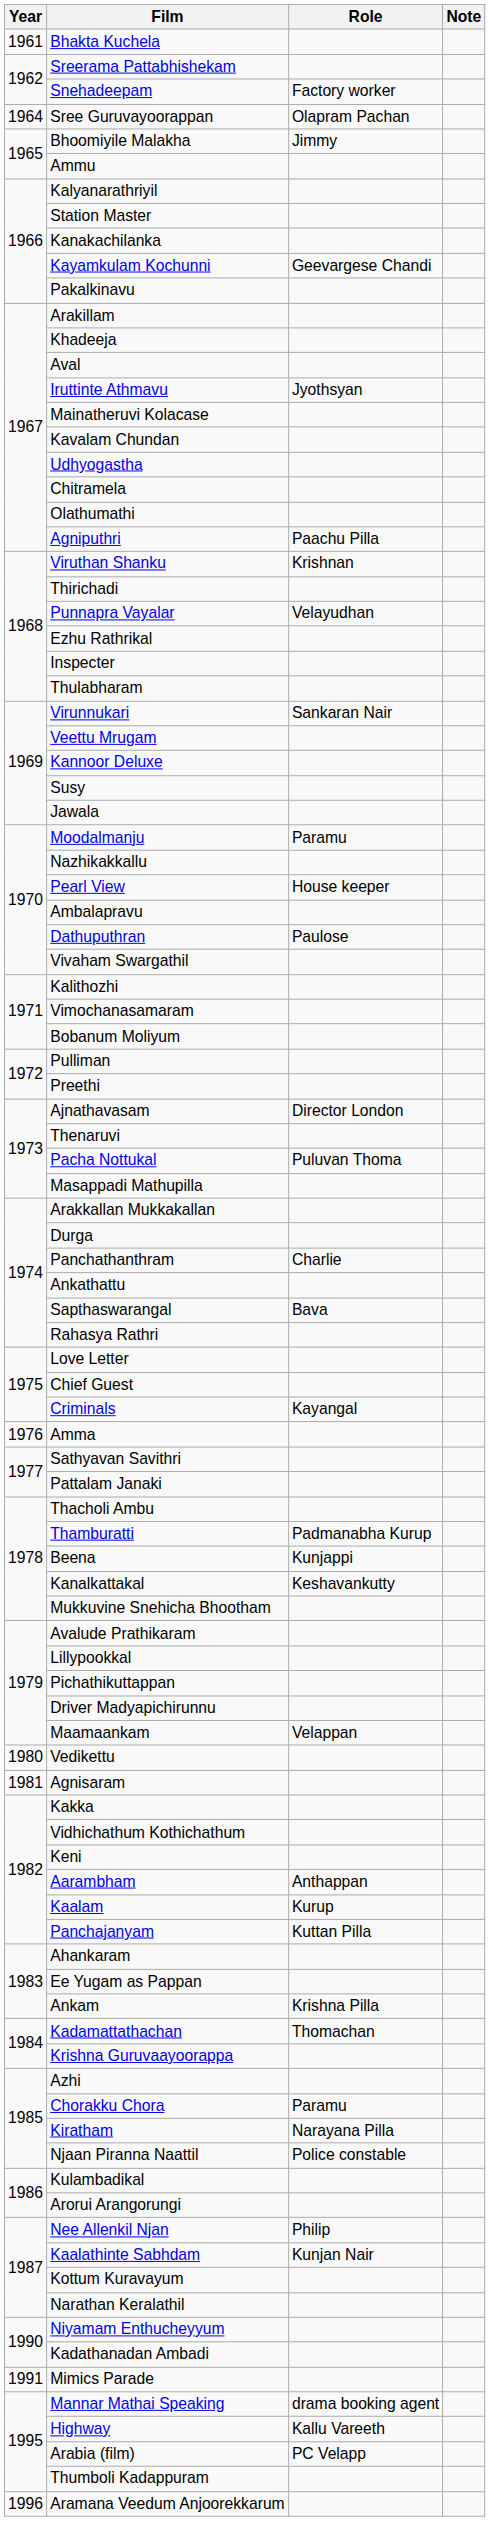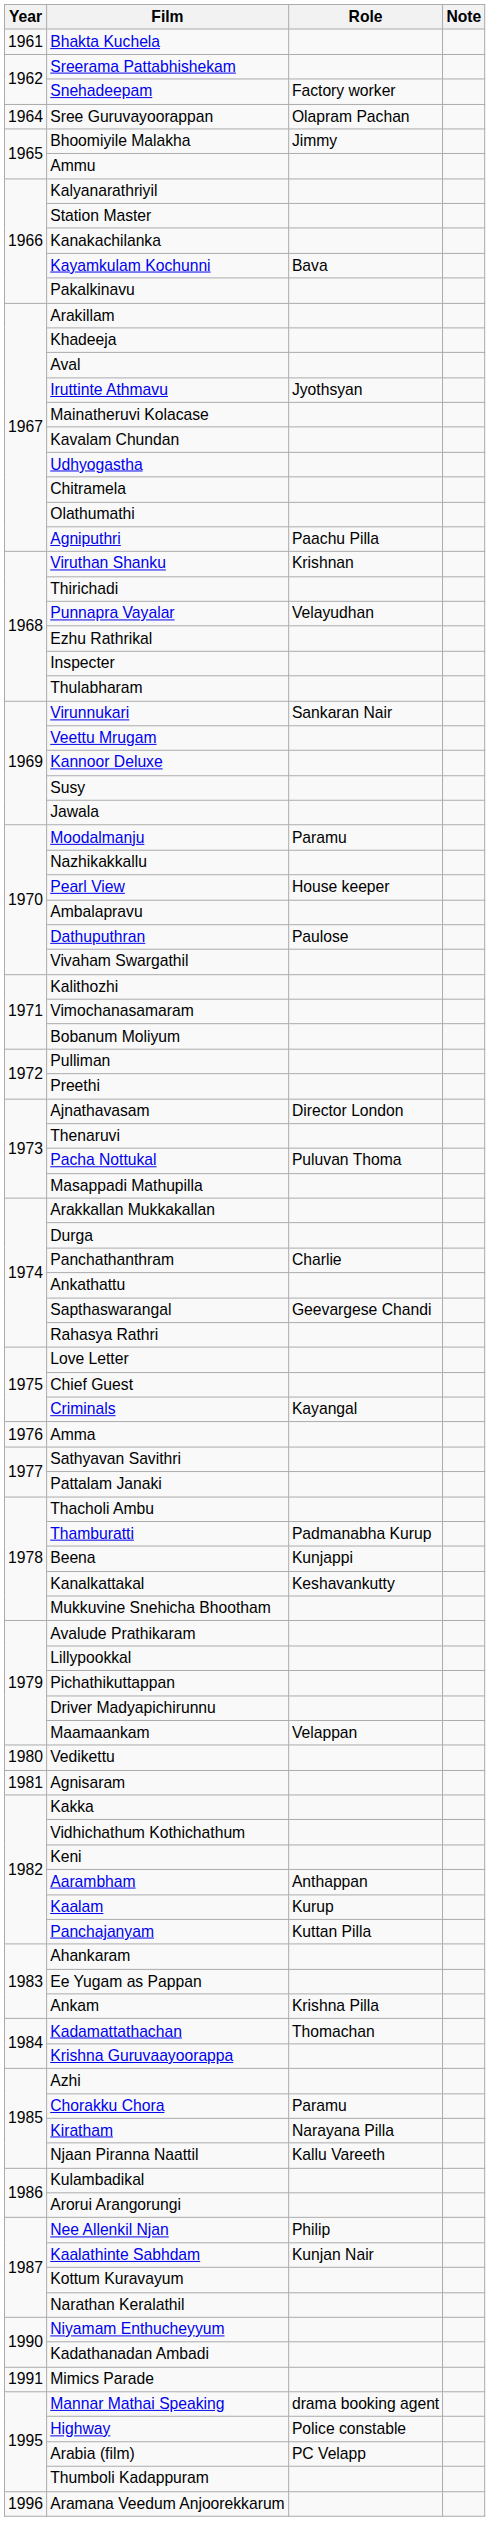(362, 265) Geevargese Chandi -> (310, 265) Bava
(310, 1310) Bava -> (362, 1310) Geevargese Chandi
(349, 2155) Police constable -> (338, 2155) Kallu Vareeth
(338, 2429) Kallu Vareeth -> (349, 2429) Police constable
